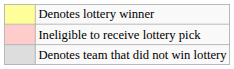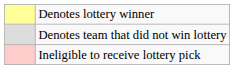rows swapped: (132, 54) <-> (119, 34)
